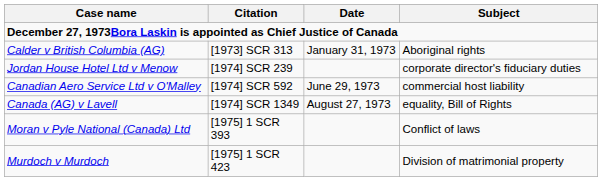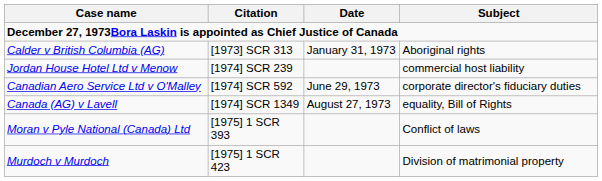(492, 68) corporate director's fiduciary duties -> (463, 68) commercial host liability
(463, 86) commercial host liability -> (492, 86) corporate director's fiduciary duties
